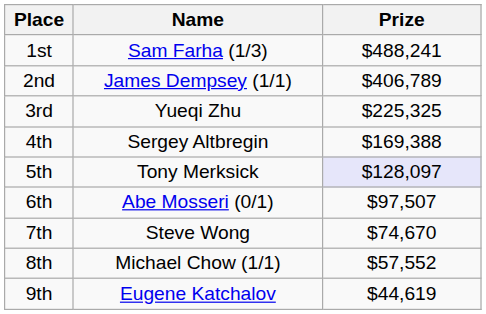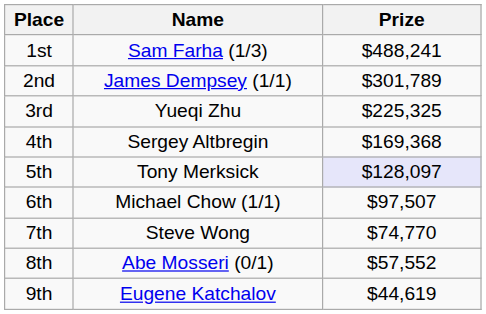(402, 80) $406,789 -> (402, 80) $301,789
(402, 141) $169,388 -> (402, 141) $169,368
(198, 202) Abe Mosseri (0/1) -> (198, 202) Michael Chow (1/1)
(402, 232) $74,670 -> (402, 232) $74,770
(198, 263) Michael Chow (1/1) -> (198, 263) Abe Mosseri (0/1)
